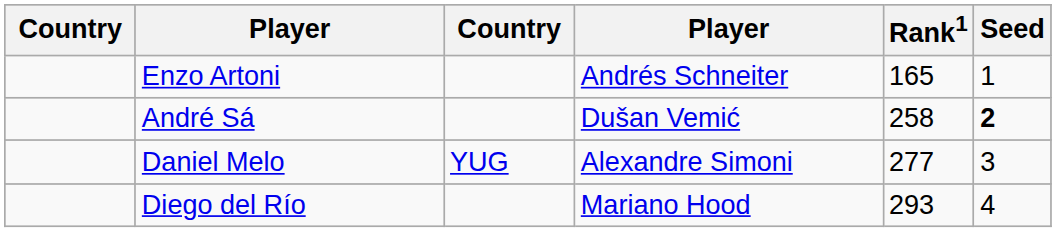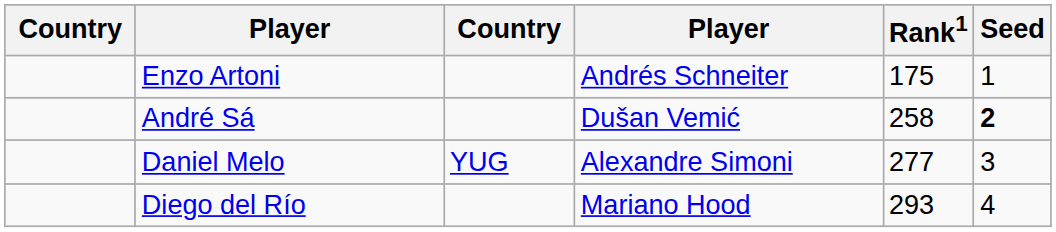(912, 76) 165 -> (912, 76) 175
